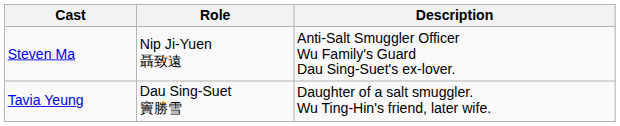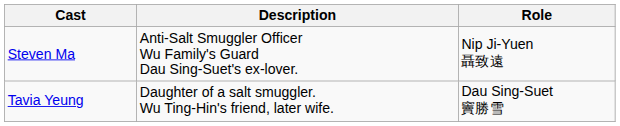columns swapped: (215, 15) <-> (455, 15)
